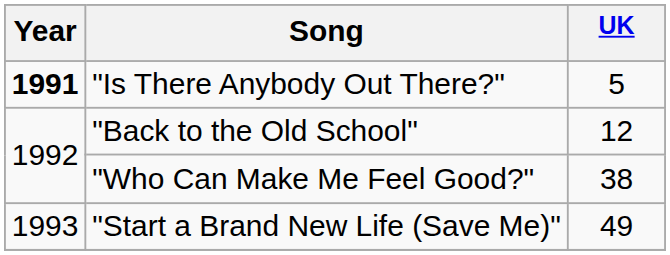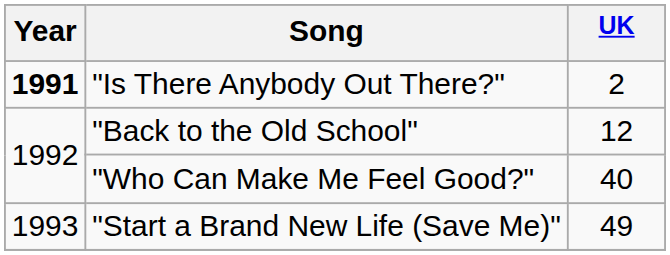(617, 83) 5 -> (617, 83) 2
(617, 178) 38 -> (617, 178) 40
